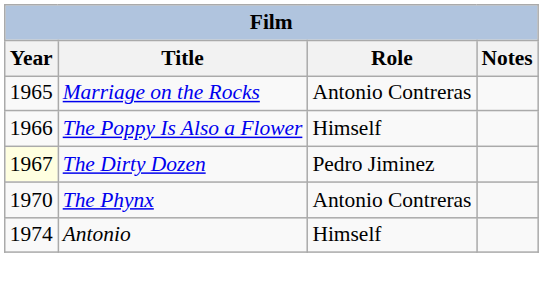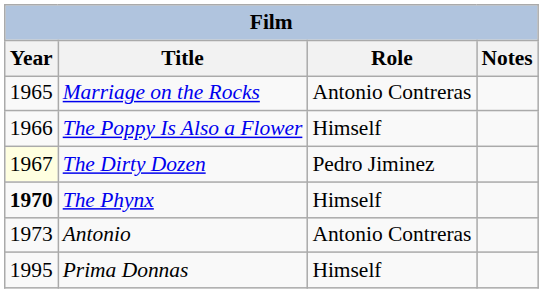(31, 199) normal -> (31, 199) bold
(392, 199) Antonio Contreras -> (347, 199) Himself
(31, 234) 1974 -> (31, 234) 1973
(347, 234) Himself -> (392, 234) Antonio Contreras
+ row: (126, 270)
